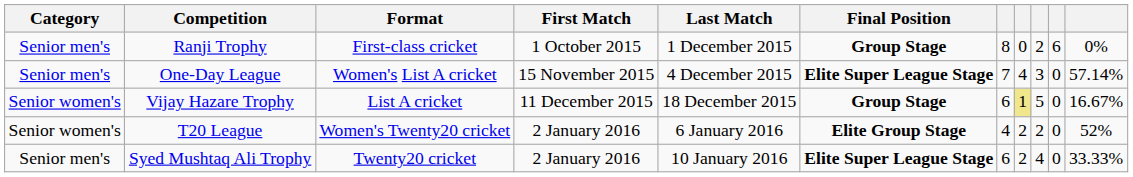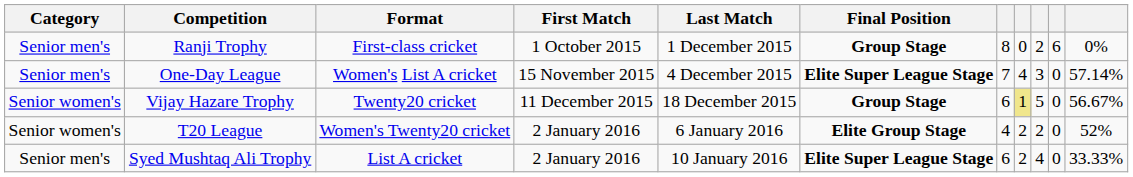(415, 102) List A cricket -> (415, 102) Twenty20 cricket
(1096, 102) 16.67% -> (1096, 102) 56.67%
(415, 158) Twenty20 cricket -> (415, 158) List A cricket
